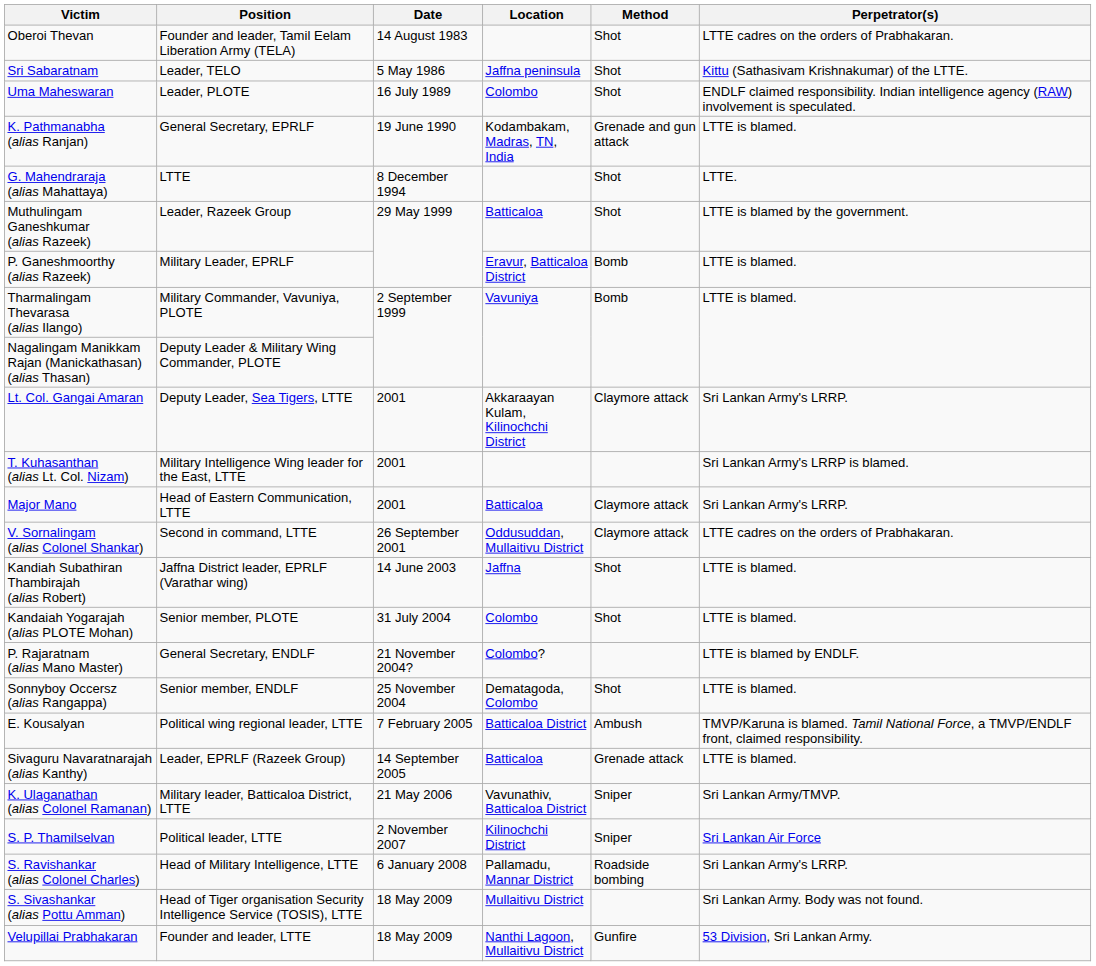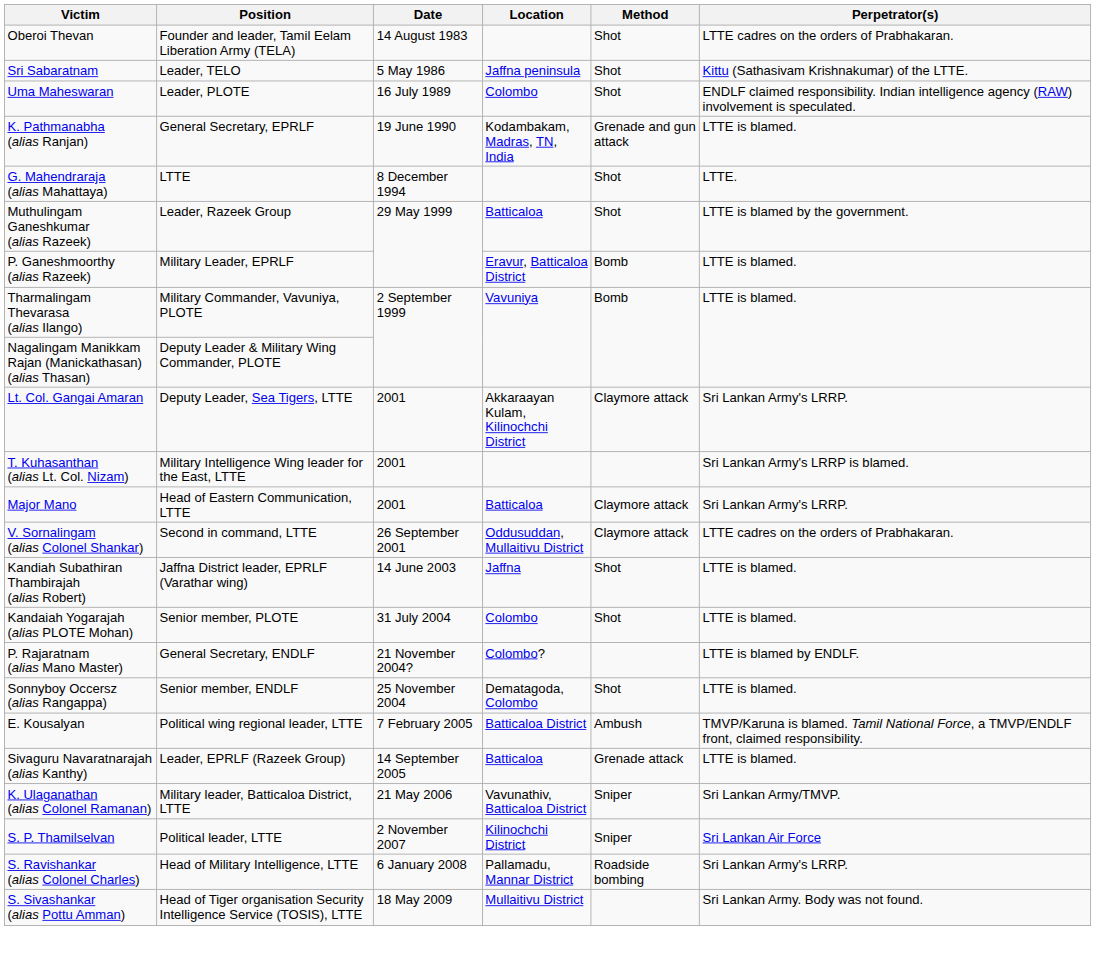- row: (72, 936)
